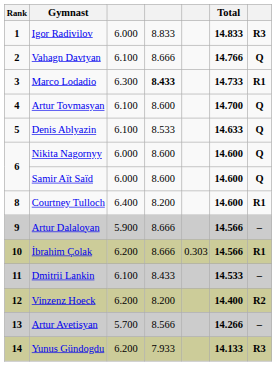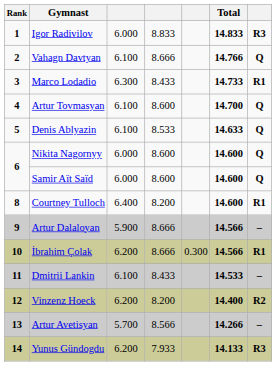(163, 81) bold -> (163, 81) normal
(196, 251) 0.303 -> (196, 251) 0.300
